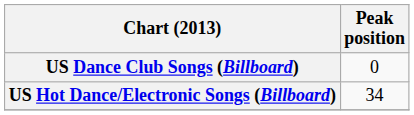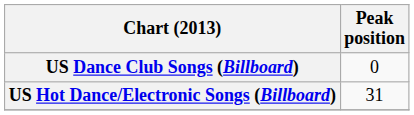(375, 95) 34 -> (375, 95) 31
